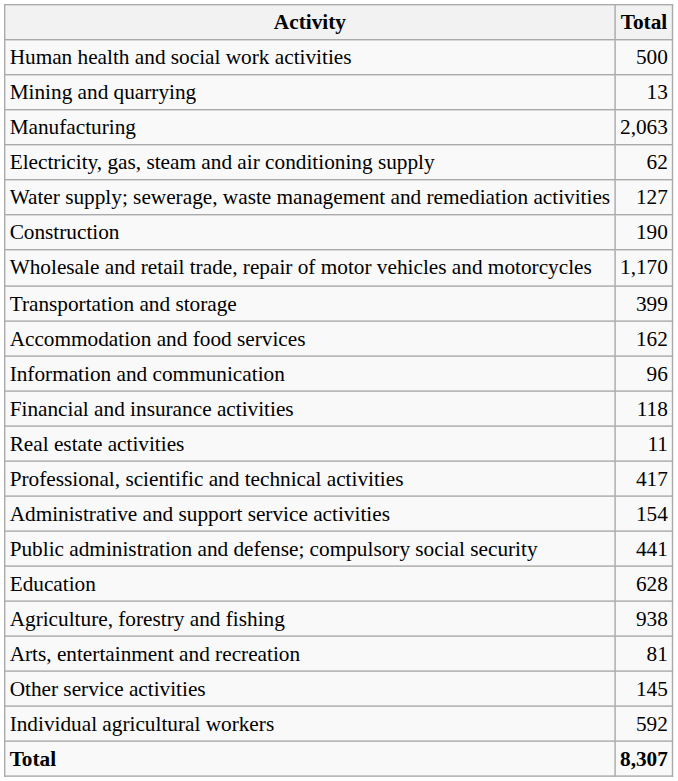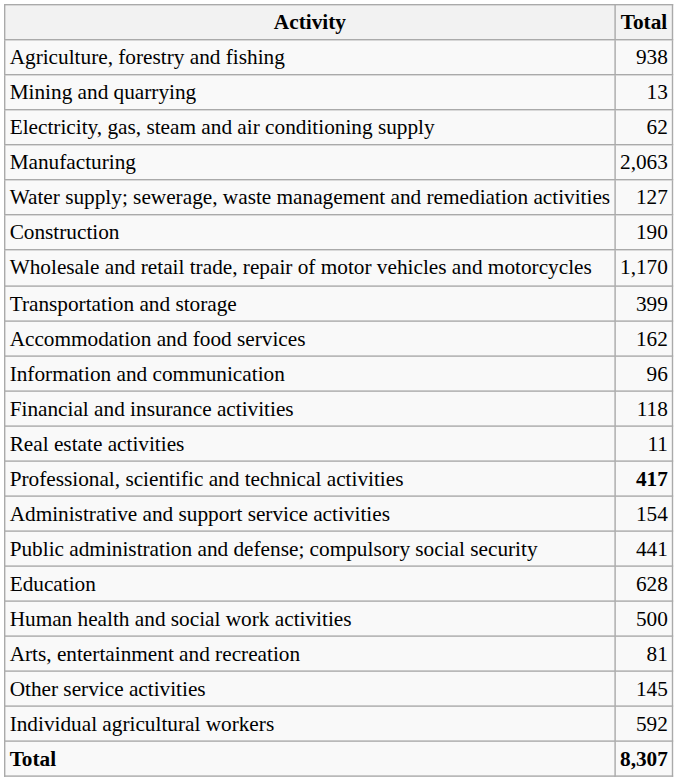rows swapped: (147, 618) <-> (181, 57)
rows swapped: (73, 127) <-> (222, 162)
(652, 478) normal -> (652, 478) bold
